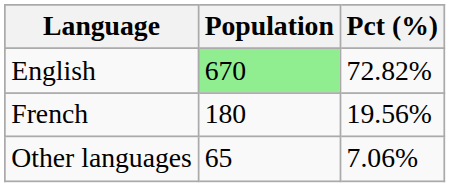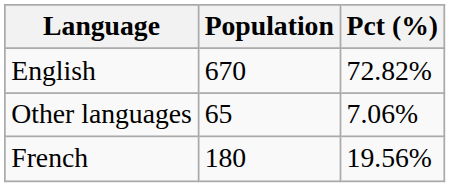(225, 70) lightgreen background -> (225, 70) no background
rows swapped: (50, 114) <-> (102, 158)
